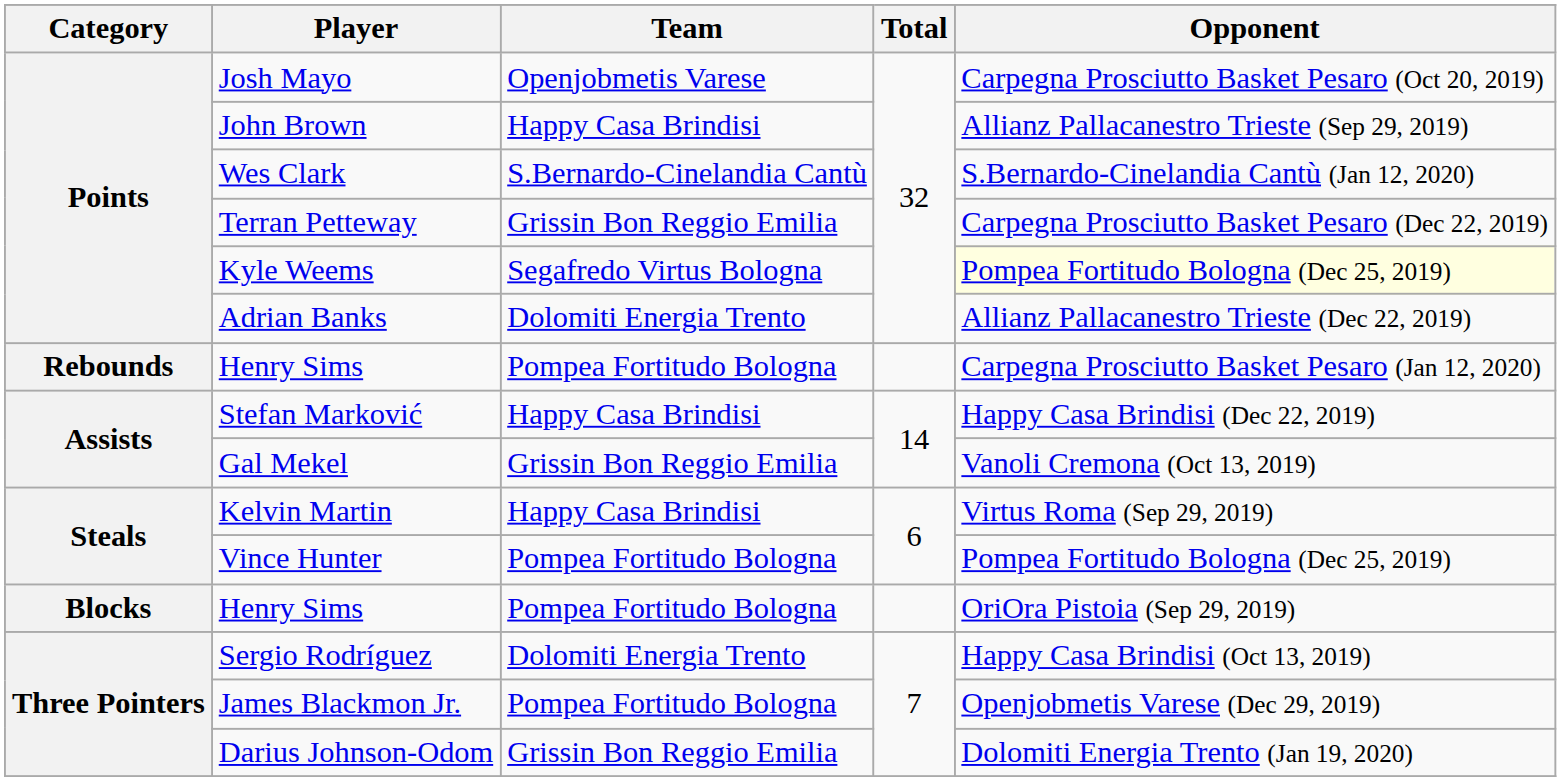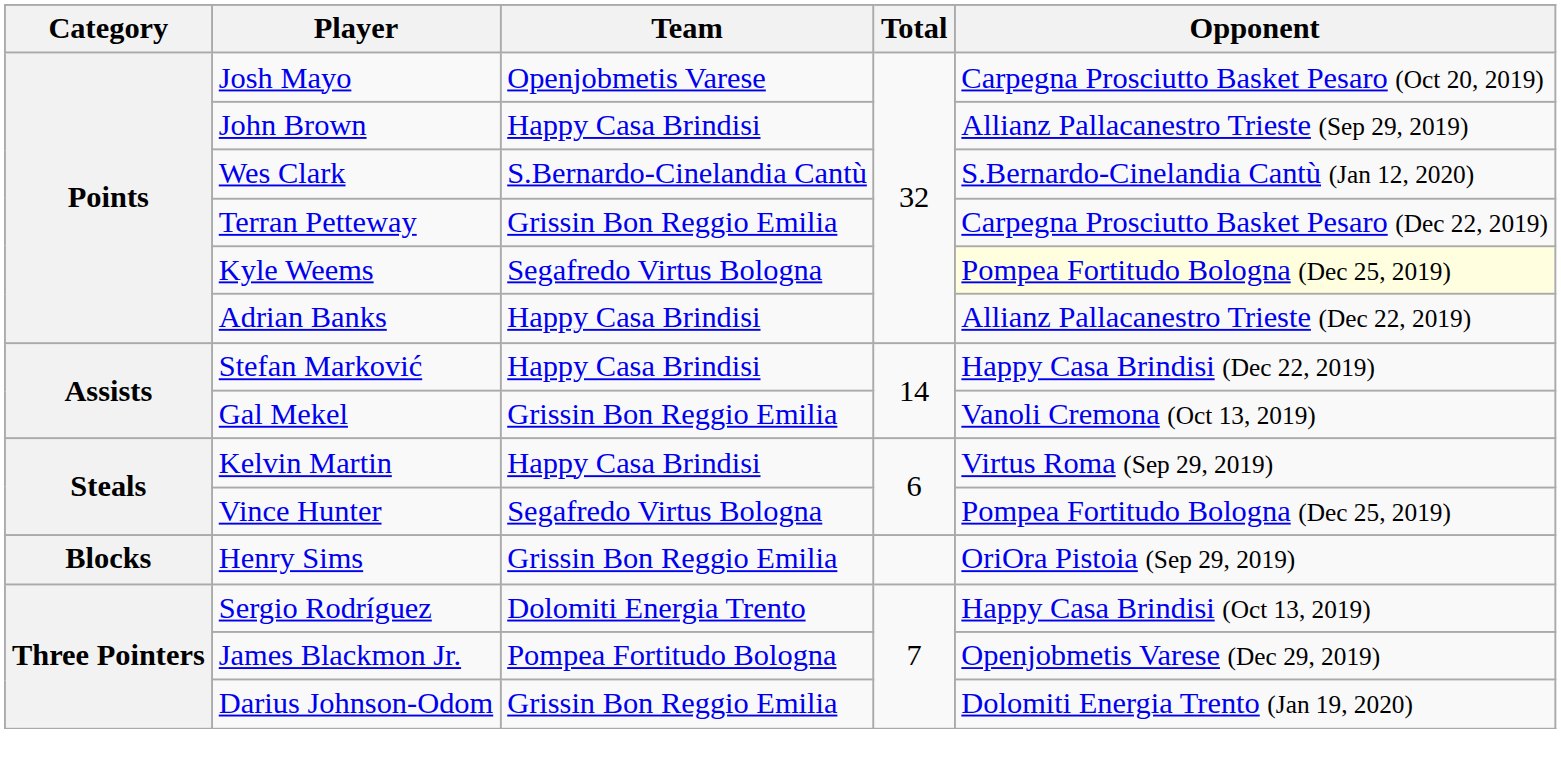(656, 317) Dolomiti Energia Trento -> (634, 317) Happy Casa Brindisi
- row: (108, 366)
(672, 558) Pompea Fortitudo Bologna -> (665, 510) Segafredo Virtus Bologna
(672, 607) Pompea Fortitudo Bologna -> (672, 558) Grissin Bon Reggio Emilia
